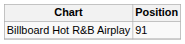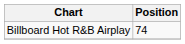(141, 30) 91 -> (141, 30) 74
